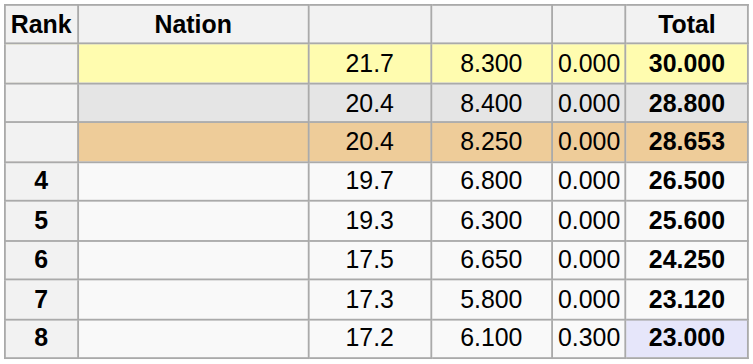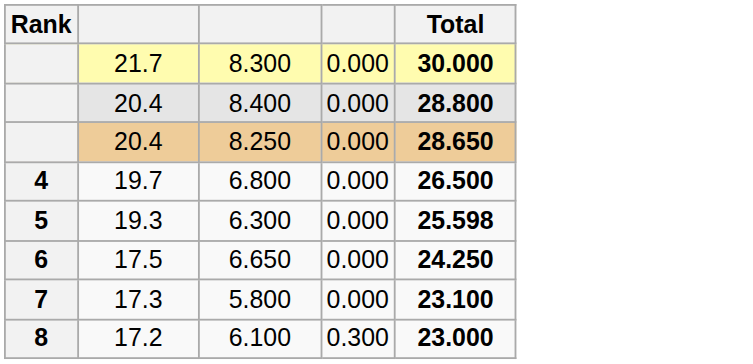- column: (193, 24)
(687, 142) 28.653 -> (456, 142) 28.650
(687, 220) 25.600 -> (456, 220) 25.598
(687, 299) 23.120 -> (456, 299) 23.100
(687, 338) lavender background -> (456, 338) no background
